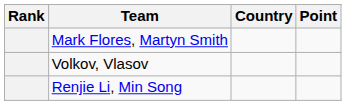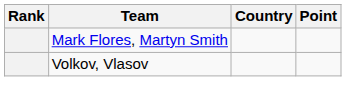- row: (117, 87)
